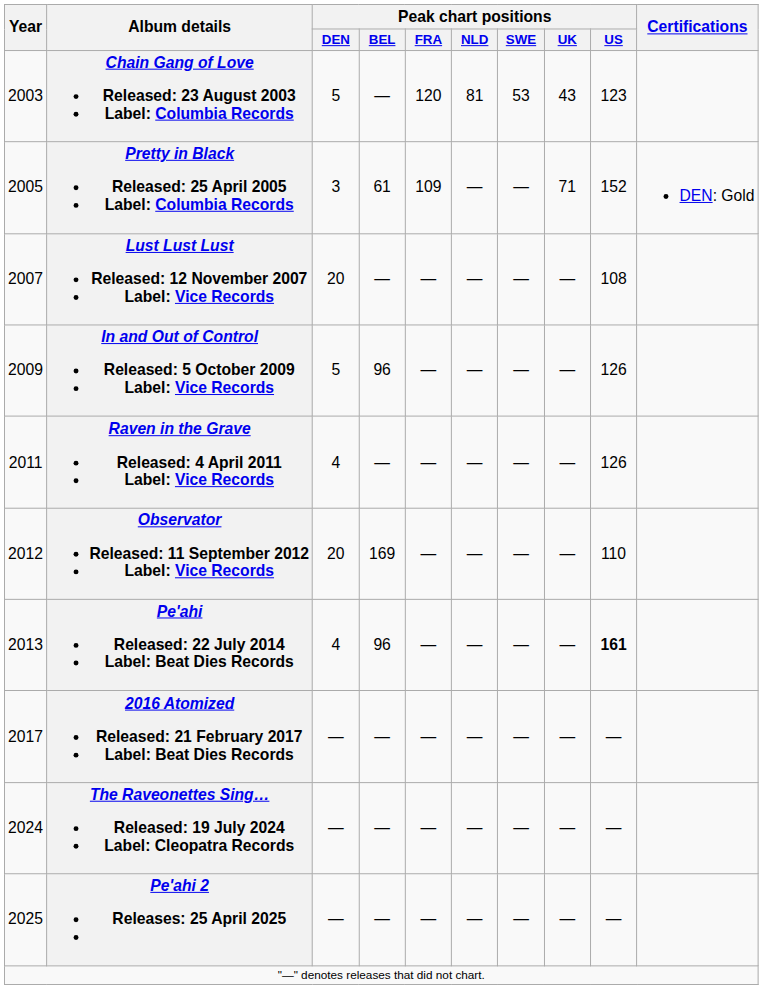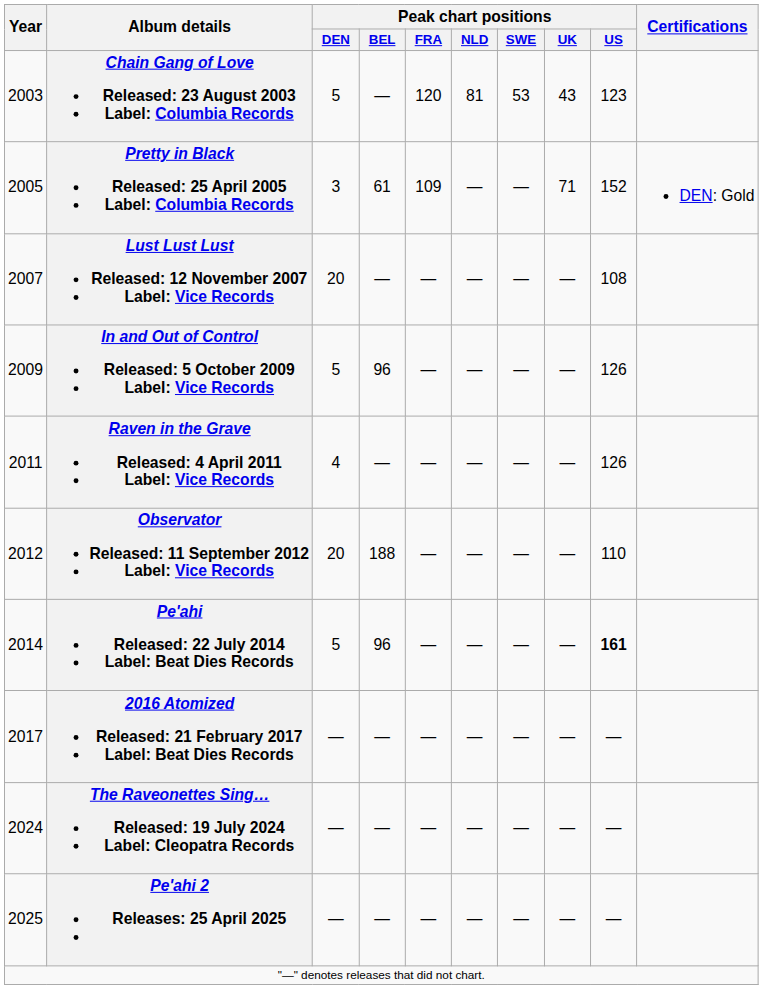(382, 553) 169 -> (382, 553) 188
(26, 645) 2013 -> (26, 645) 2014
(336, 645) 4 -> (336, 645) 5
